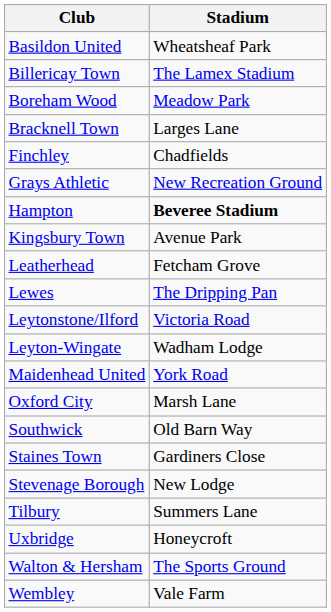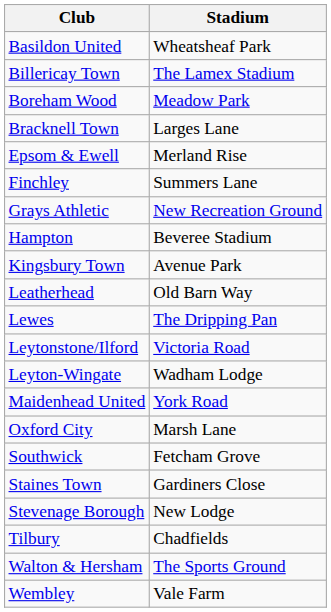+ row: (64, 155)
(191, 155) Chadfields -> (205, 182) Summers Lane
(216, 210) bold -> (213, 237) normal
(207, 264) Fetcham Grove -> (203, 292) Old Barn Way
(203, 429) Old Barn Way -> (207, 456) Fetcham Grove
(205, 511) Summers Lane -> (191, 538) Chadfields
- row: (41, 538)
